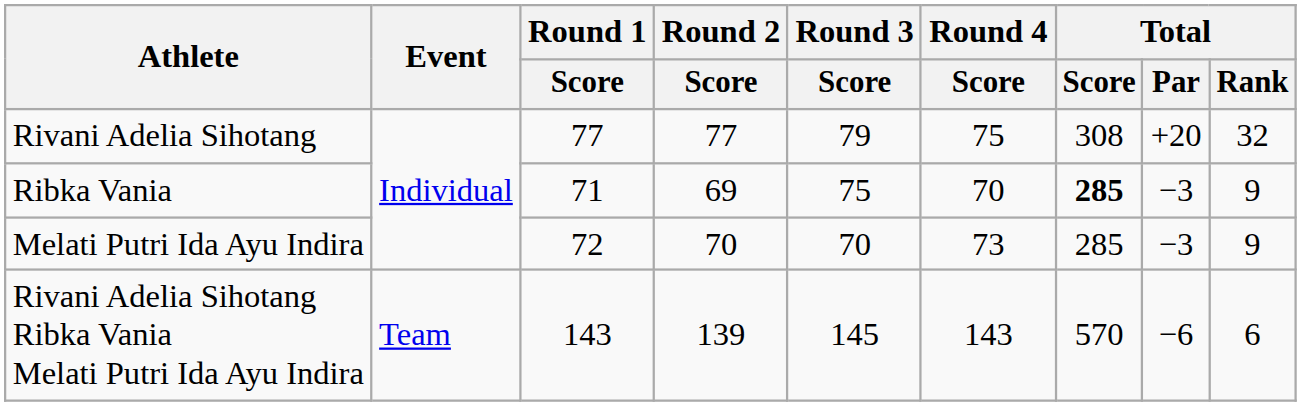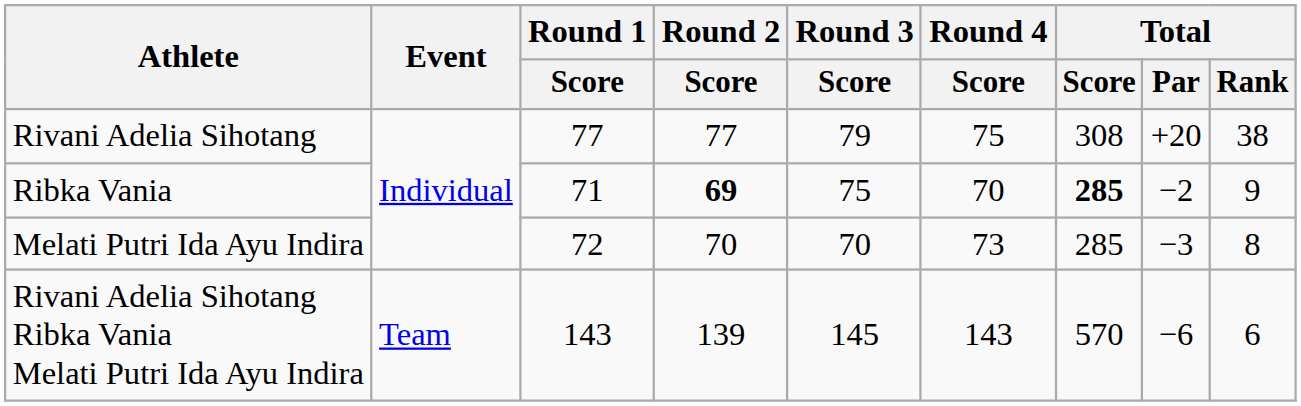(1252, 136) 32 -> (1252, 136) 38
(721, 189) normal -> (721, 189) bold
(1176, 189) −3 -> (1176, 189) −2
(1252, 243) 9 -> (1252, 243) 8
